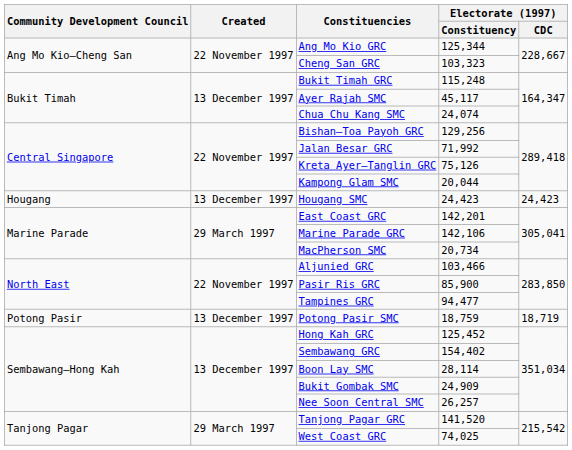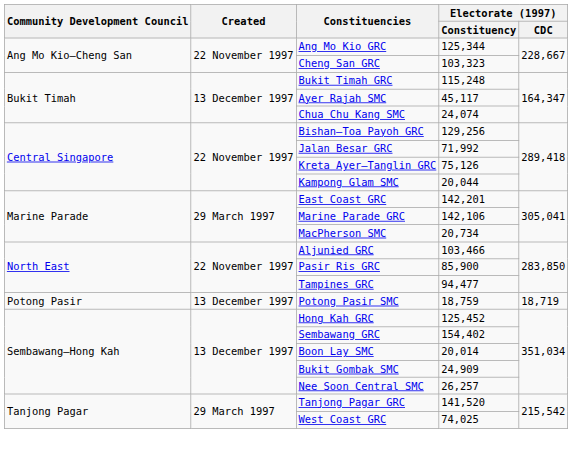- row: (333, 199)
(460, 369) 28,114 -> (460, 352) 20,014
